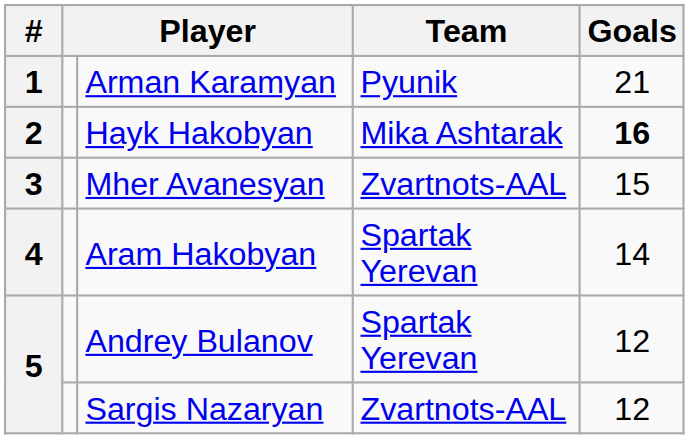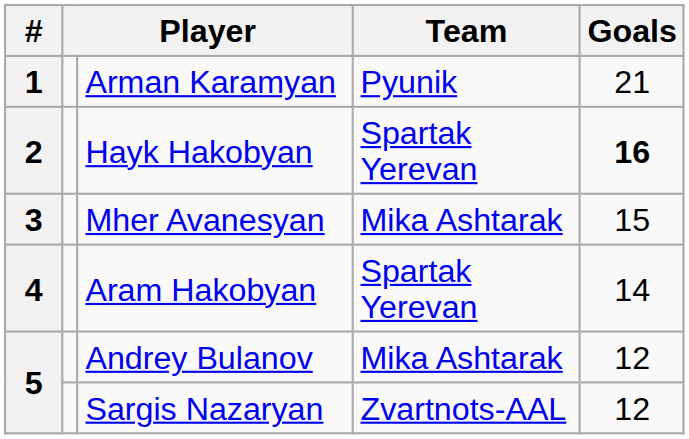(462, 133) Mika Ashtarak -> (419, 151) Spartak Yerevan
(463, 184) Zvartnots-AAL -> (462, 220) Mika Ashtarak
(419, 340) Spartak Yerevan -> (462, 358) Mika Ashtarak
